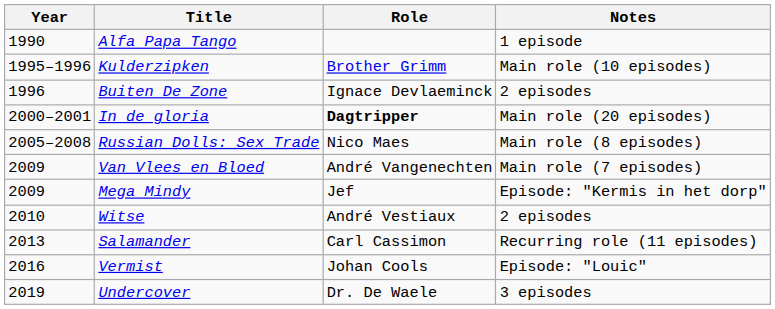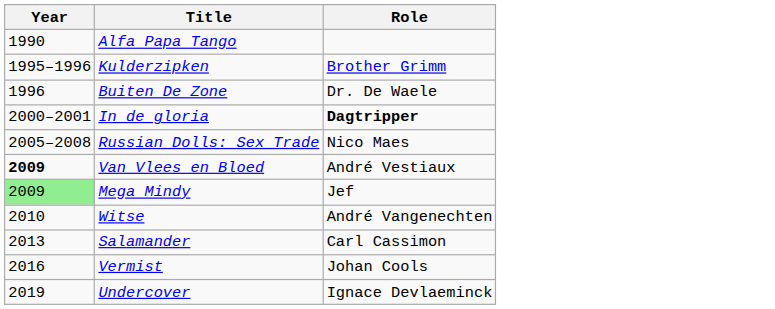- column: (633, 17)
(409, 92) Ignace Devlaeminck -> (382, 92) Dr. De Waele
(27, 167) normal -> (27, 167) bold
(409, 167) André Vangenechten -> (391, 167) André Vestiaux
(27, 192) no background -> (27, 192) lightgreen background
(391, 217) André Vestiaux -> (409, 217) André Vangenechten
(382, 292) Dr. De Waele -> (409, 292) Ignace Devlaeminck
